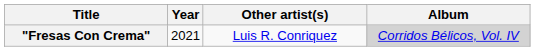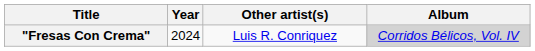(186, 35) 2021 -> (186, 35) 2024
